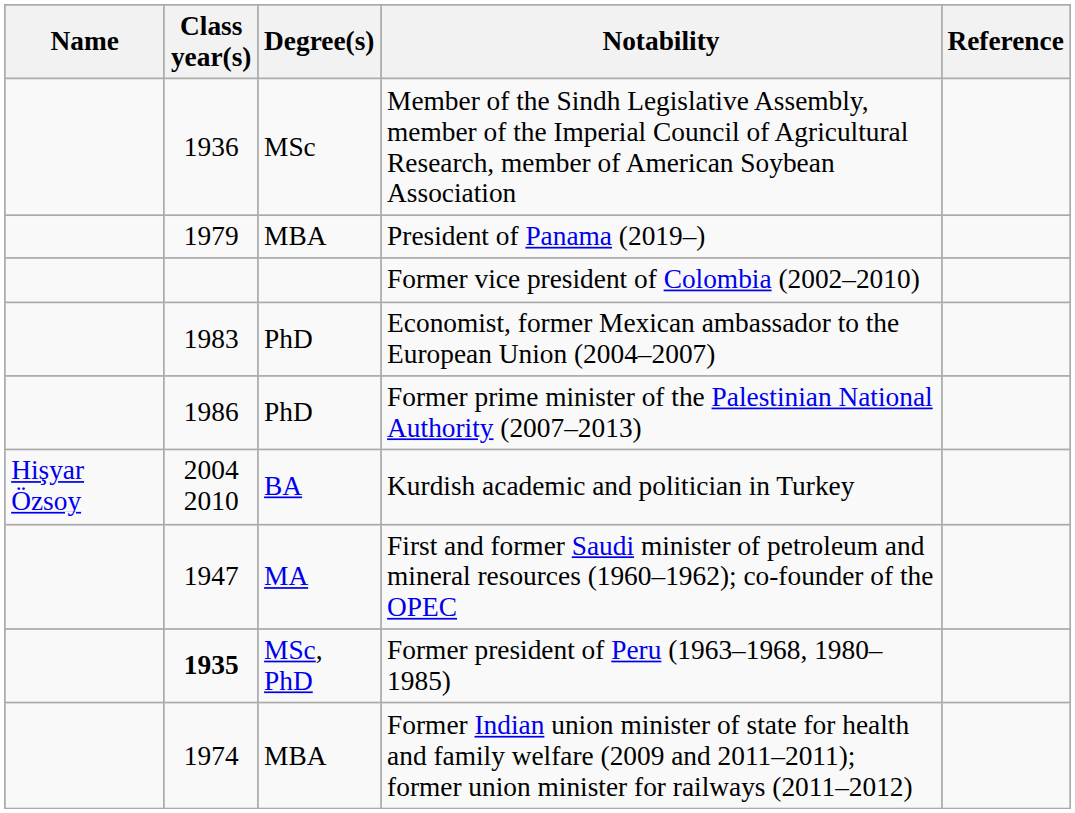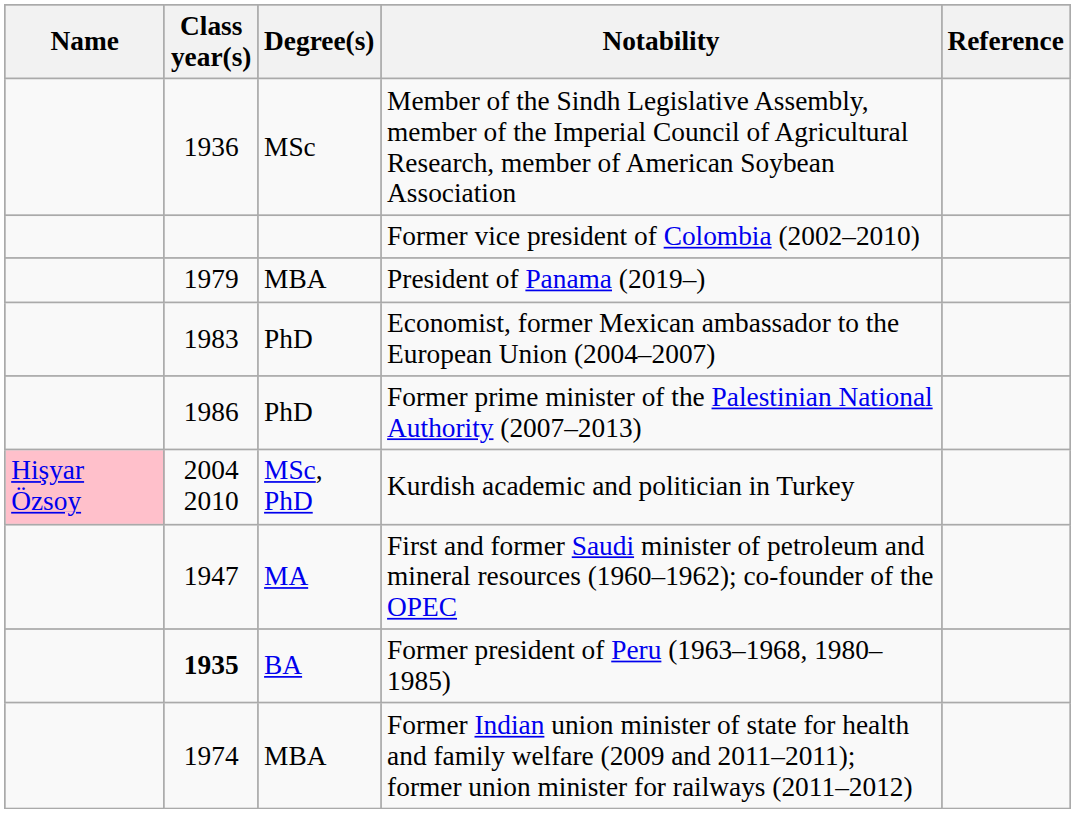rows swapped: (653, 279) <-> (546, 236)
(48, 486) no background -> (48, 486) pink background
(283, 486) BA -> (293, 486) MSc, PhD
(293, 665) MSc, PhD -> (283, 665) BA
